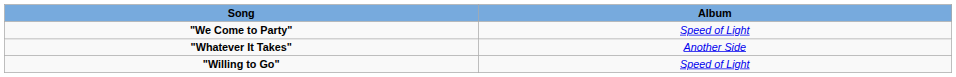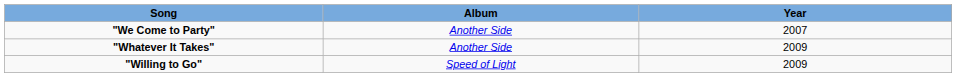+ column: (795, 13)
(715, 30) Speed of Light -> (481, 30) Another Side
